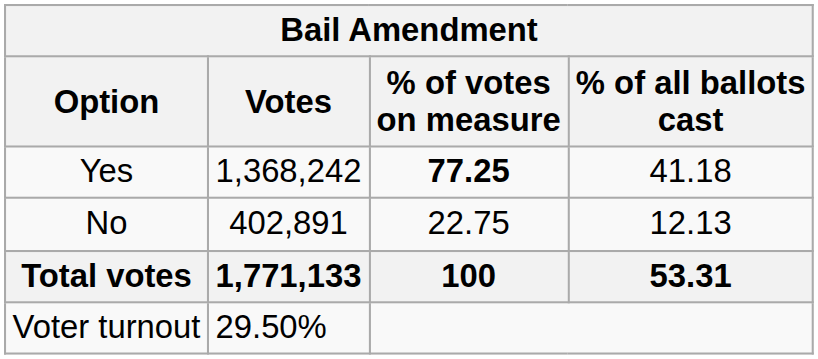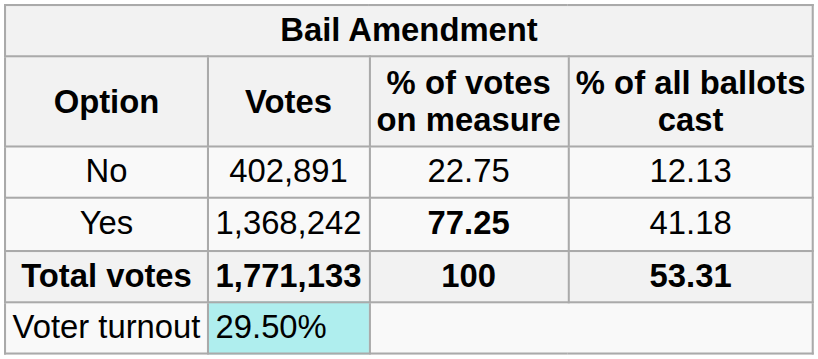rows swapped: (106, 171) <-> (106, 223)
(271, 327) no background -> (271, 327) paleturquoise background
